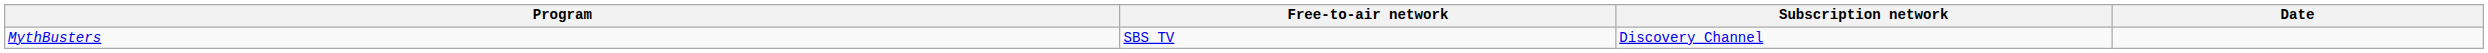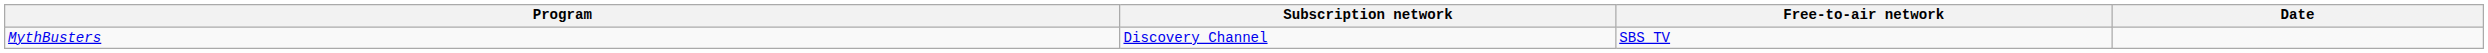columns swapped: (1368, 16) <-> (1864, 16)
